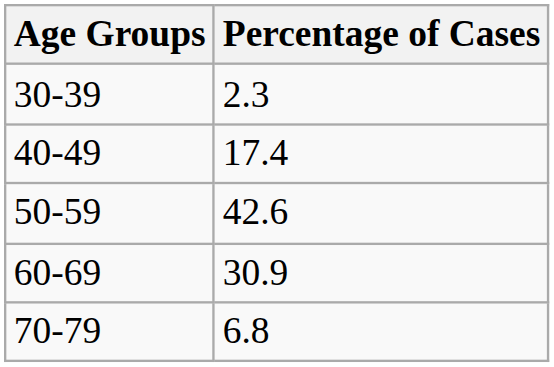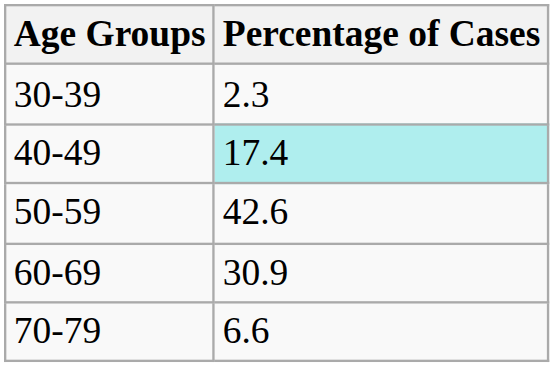(256, 152) no background -> (256, 152) paleturquoise background
(246, 331) 6.8 -> (246, 331) 6.6
